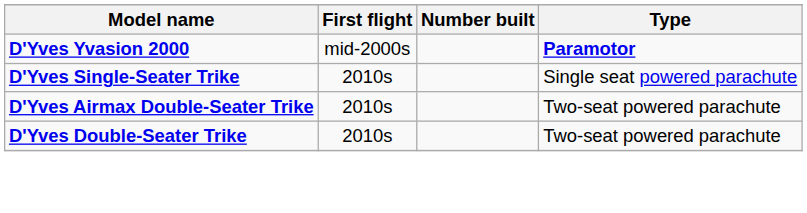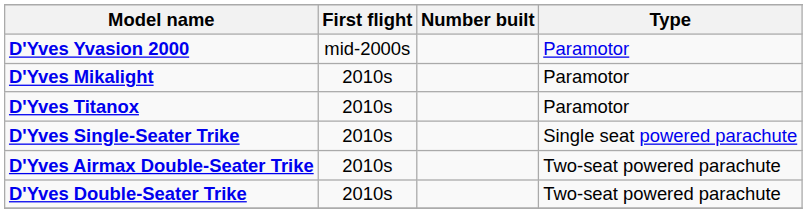(589, 49) bold -> (586, 49) normal
+ row: (81, 78)
+ row: (74, 107)
